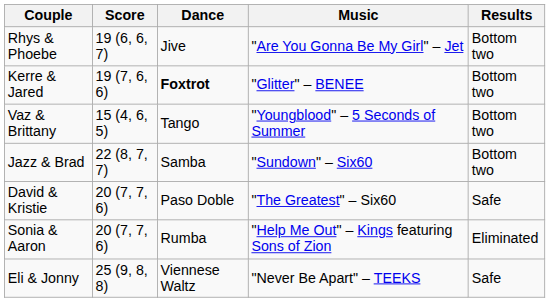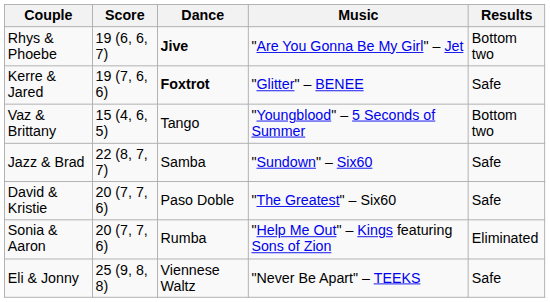(173, 46) normal -> (174, 46) bold
(494, 84) Bottom two -> (486, 84) Safe
(494, 162) Bottom two -> (486, 162) Safe
